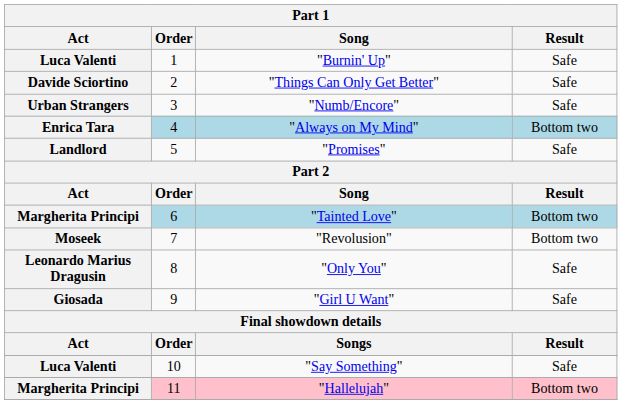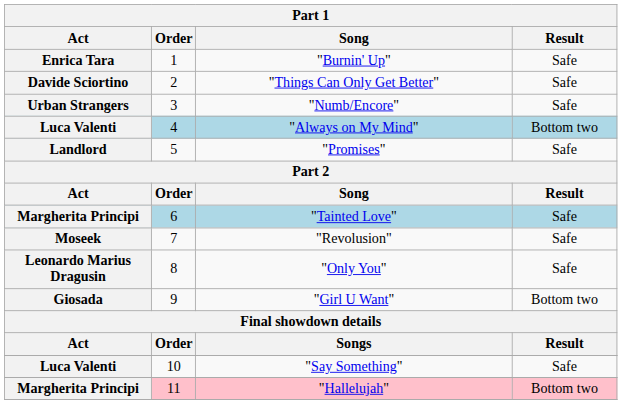(78, 60) Luca Valenti -> (78, 60) Enrica Tara
(78, 127) Enrica Tara -> (78, 127) Luca Valenti
(565, 216) Bottom two -> (565, 216) Safe
(565, 238) Bottom two -> (565, 238) Safe
(565, 299) Safe -> (565, 299) Bottom two
